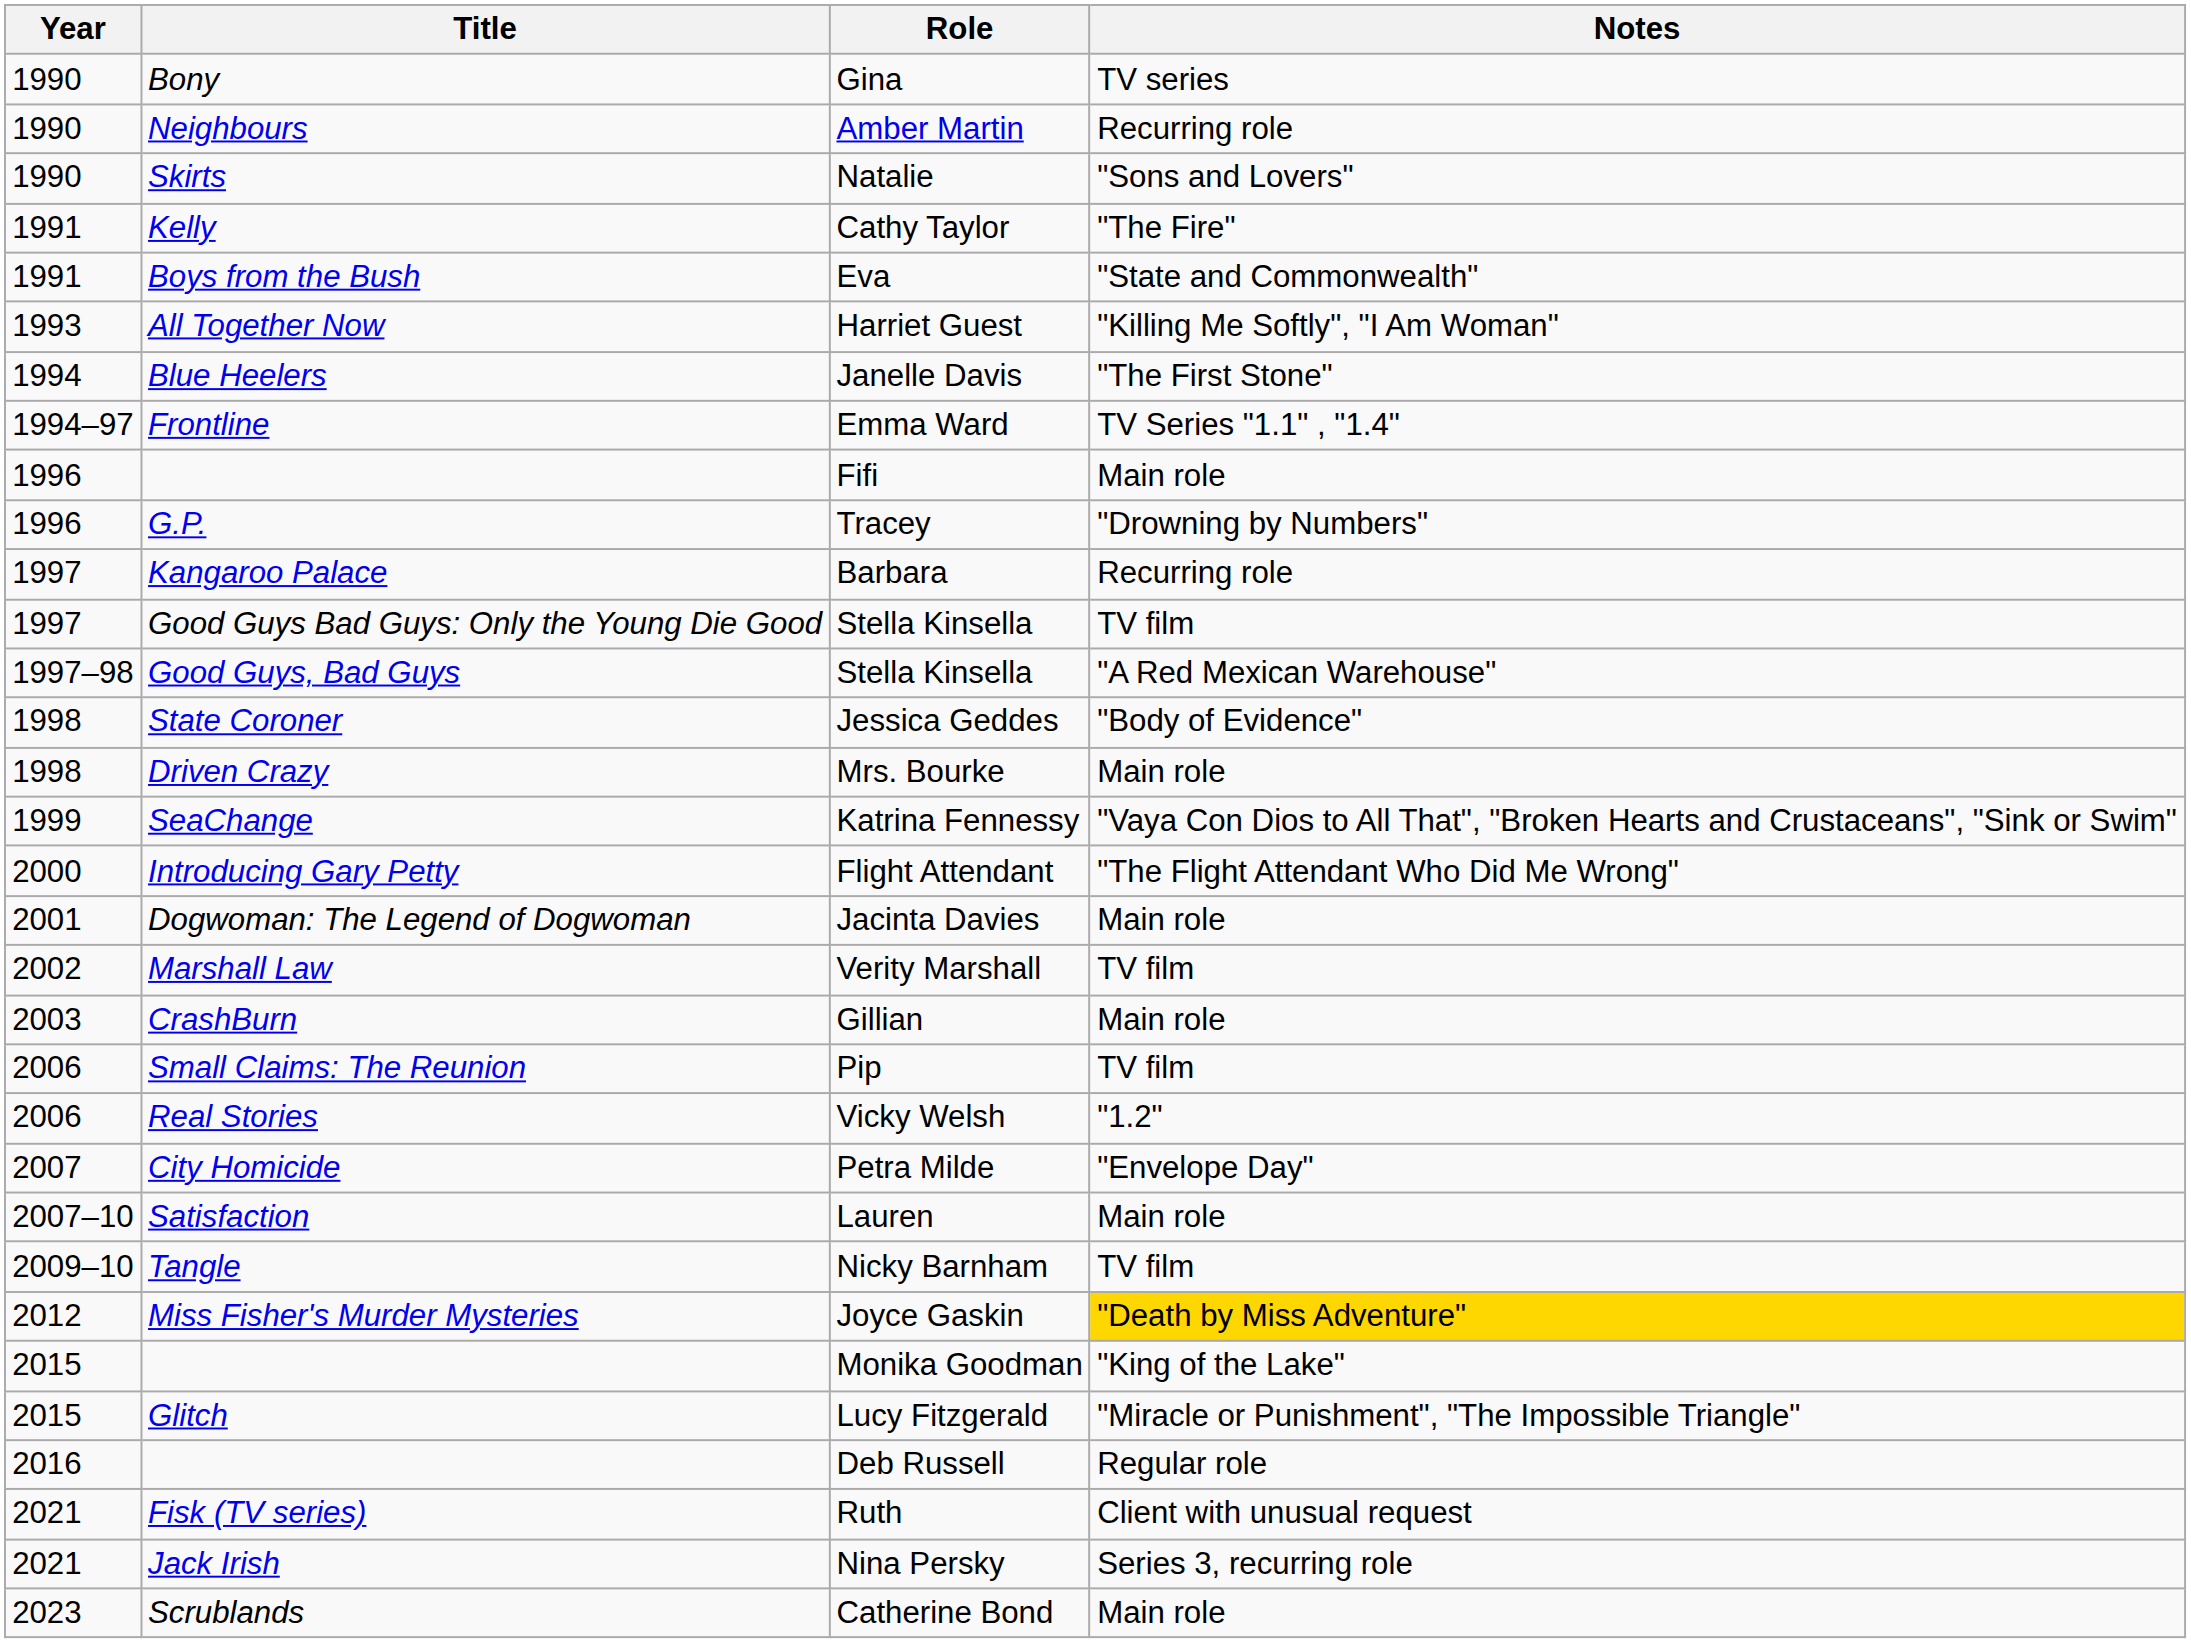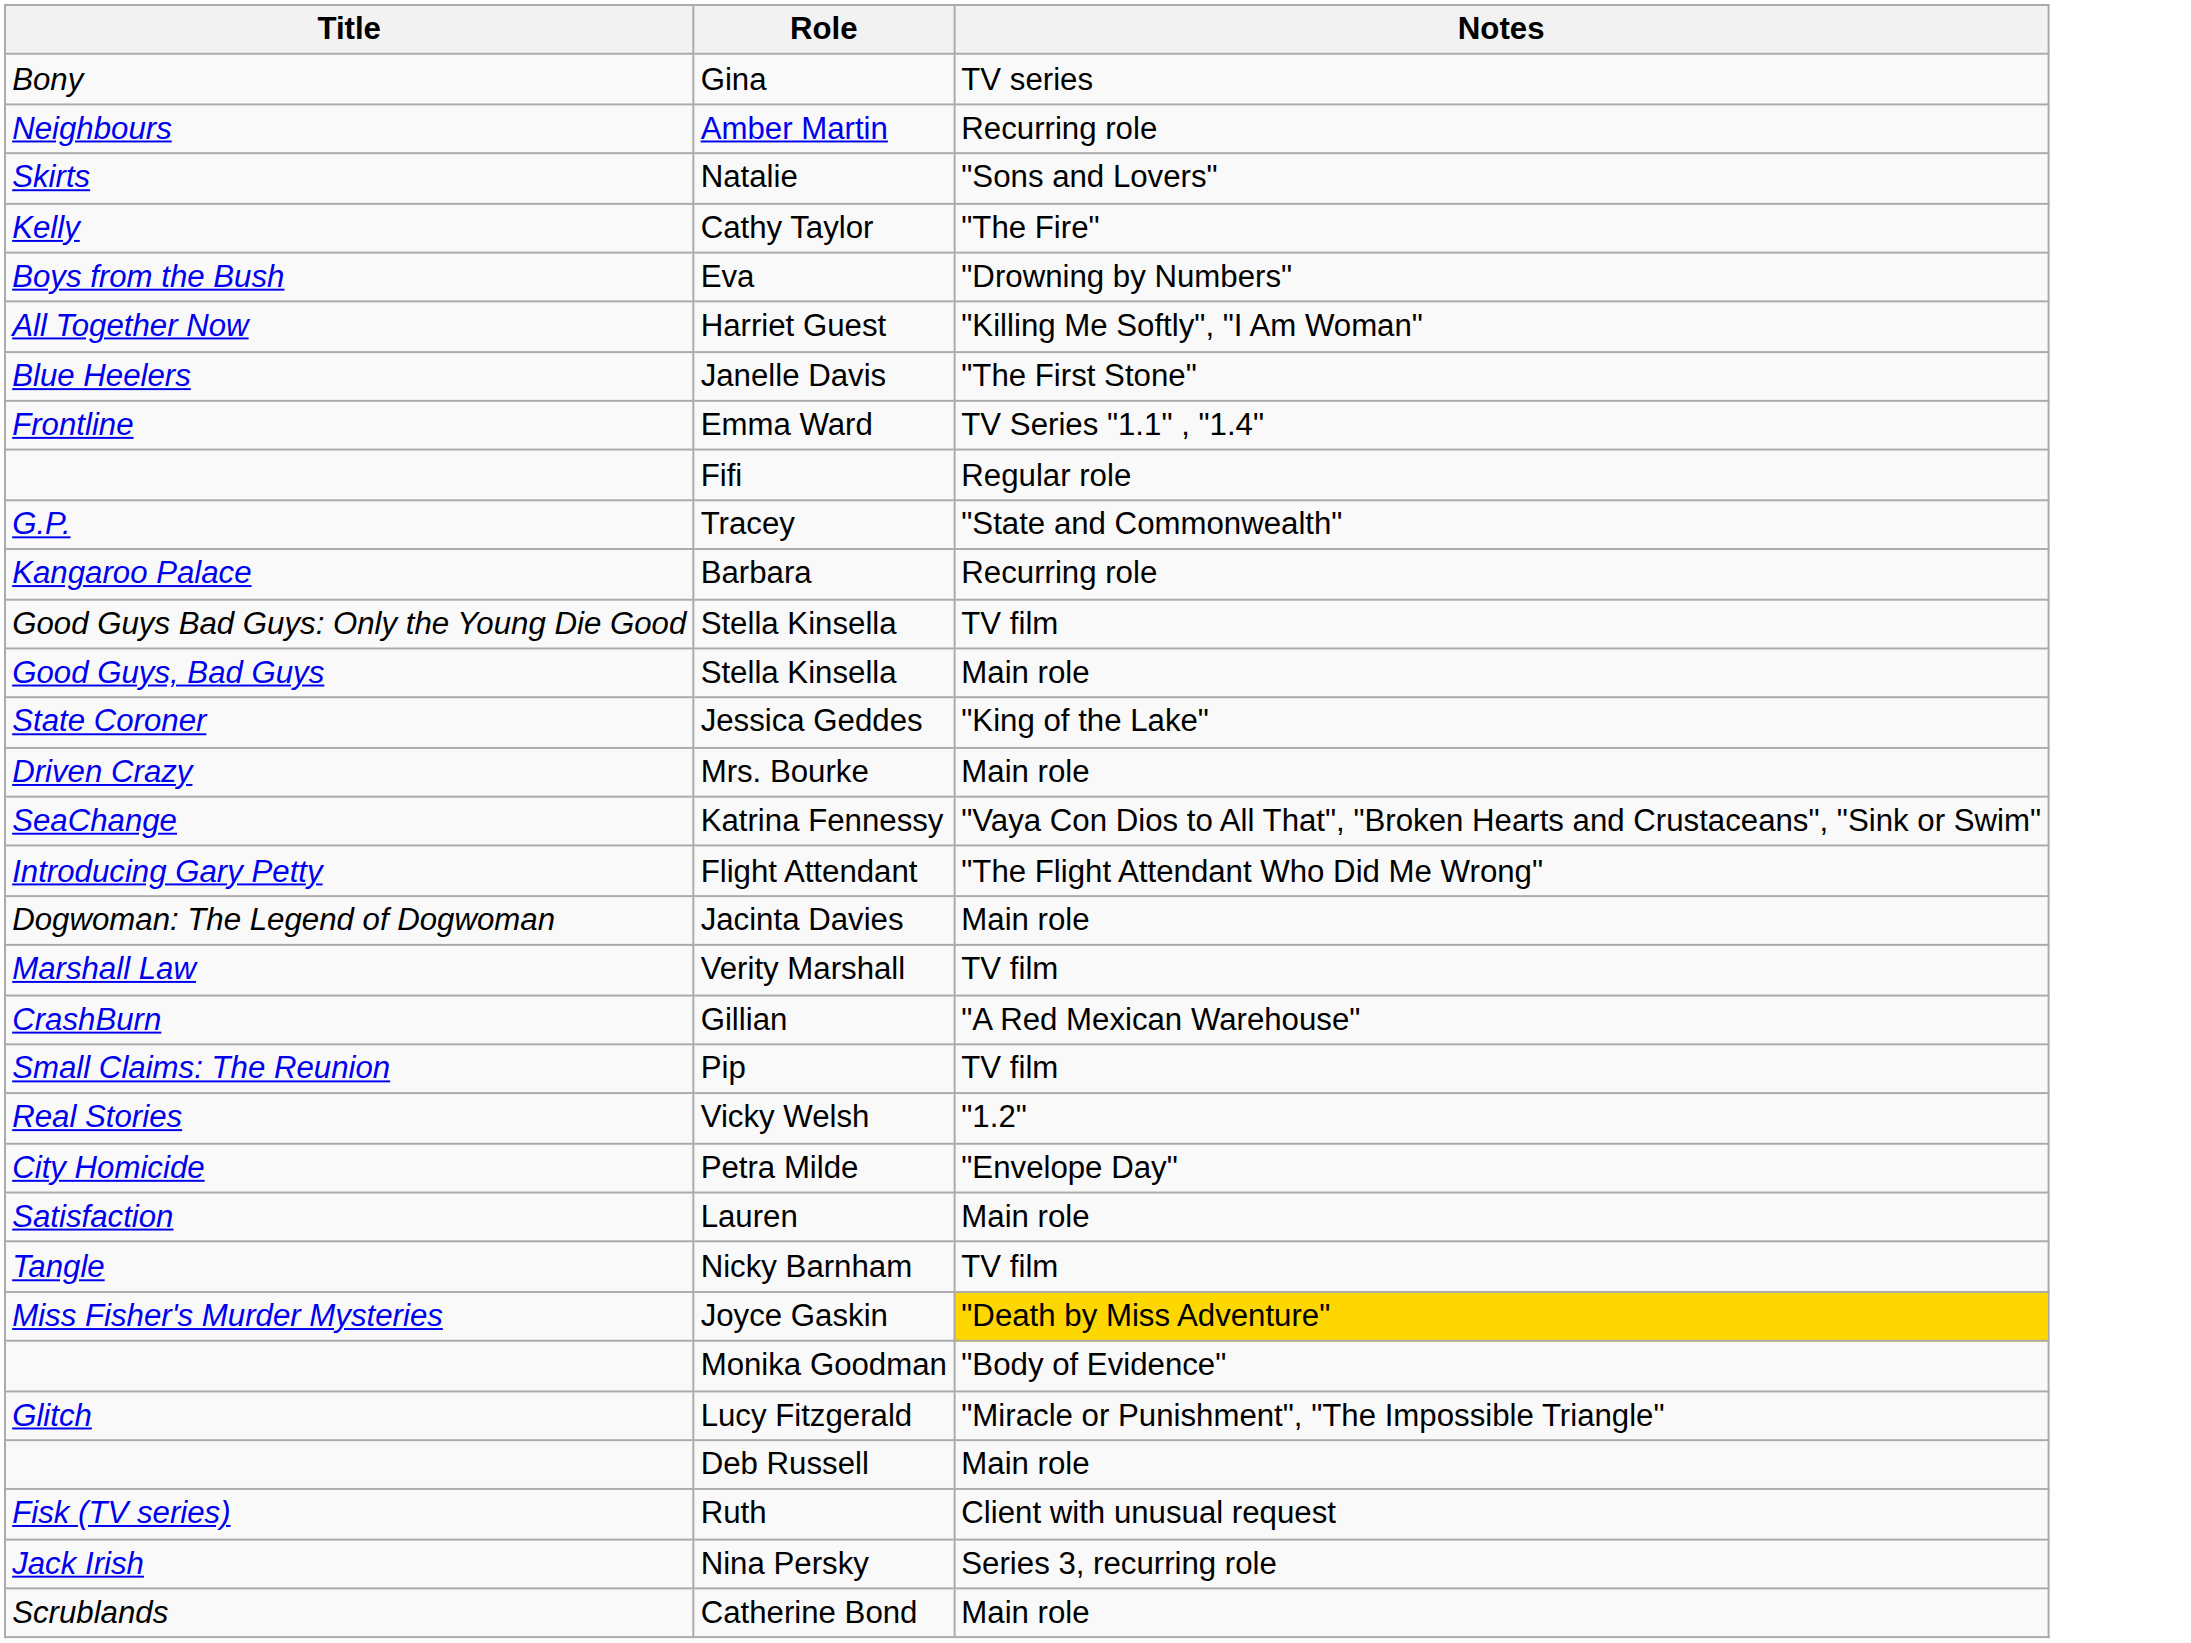- column: (73, 29)
(1288, 276) "State and Commonwealth" -> (1127, 276) "Drowning by Numbers"
(1161, 474) Main role -> (1046, 474) Regular role
(1263, 524) "Drowning by Numbers" -> (1152, 524) "State and Commonwealth"
(1297, 672) "A Red Mexican Warehouse" -> (1025, 672) Main role
(1230, 721) "Body of Evidence" -> (1085, 721) "King of the Lake"
(1161, 1018) Main role -> (1161, 1018) "A Red Mexican Warehouse"
(1221, 1365) "King of the Lake" -> (1094, 1365) "Body of Evidence"
(1182, 1464) Regular role -> (1025, 1464) Main role
